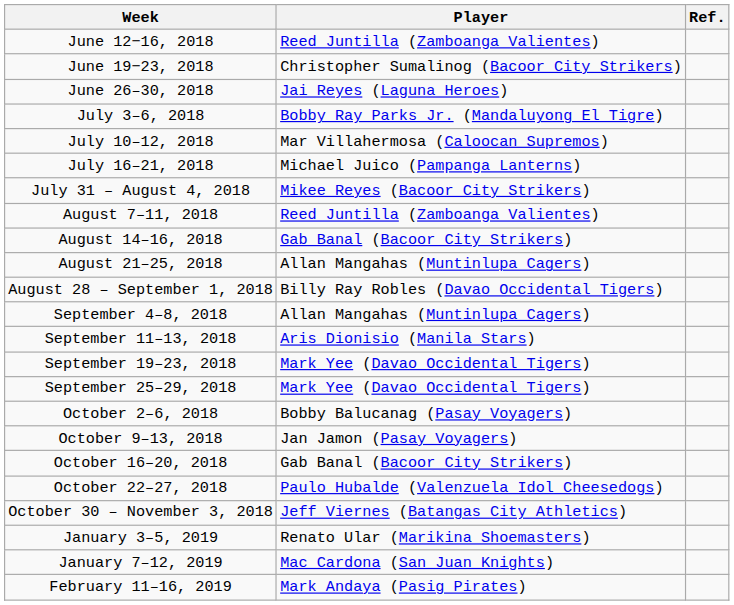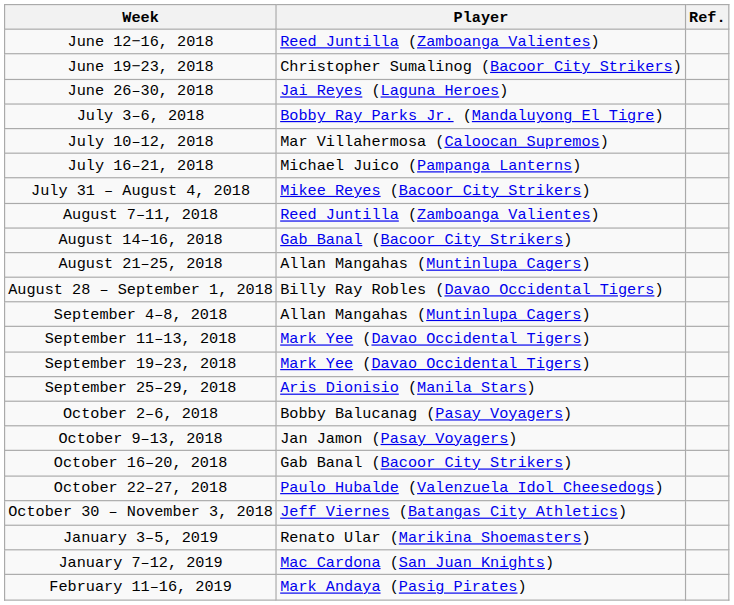(408, 339) Aris Dionisio (Manila Stars) -> (435, 339) Mark Yee (Davao Occidental Tigers)
(435, 389) Mark Yee (Davao Occidental Tigers) -> (408, 389) Aris Dionisio (Manila Stars)
